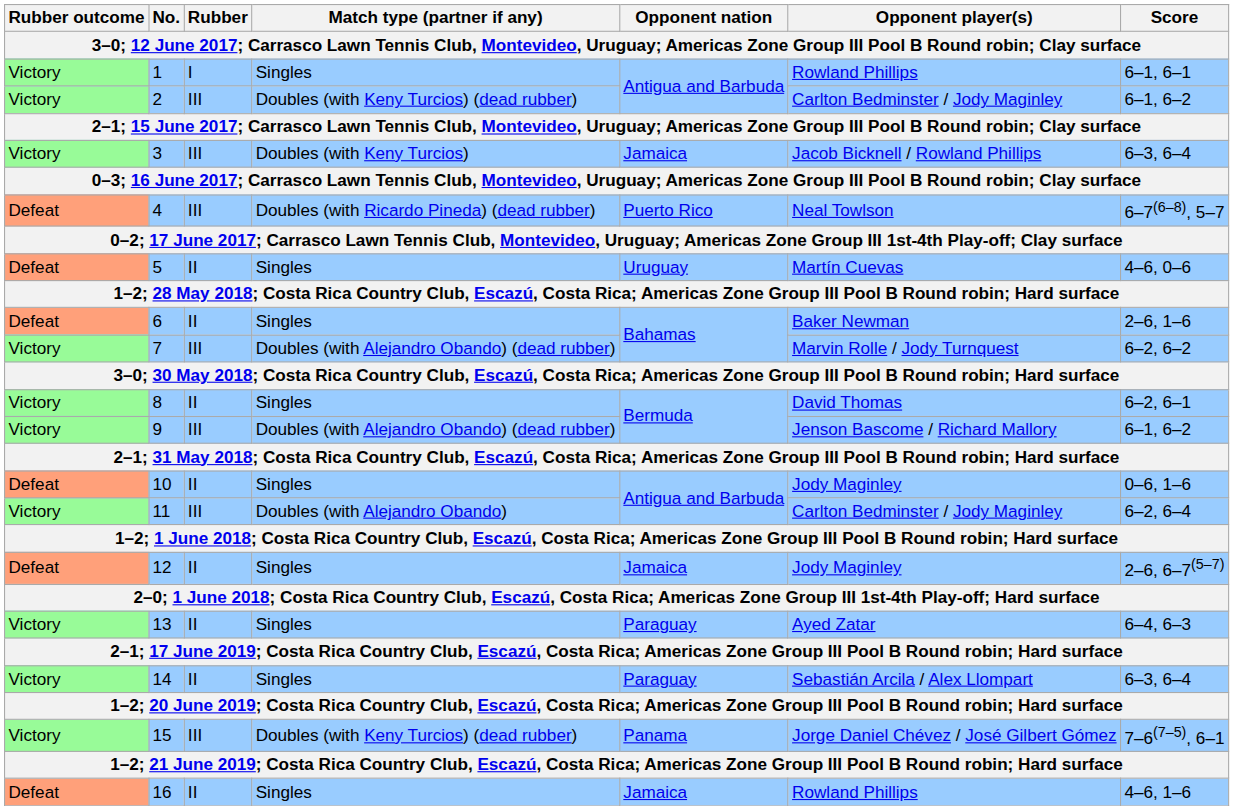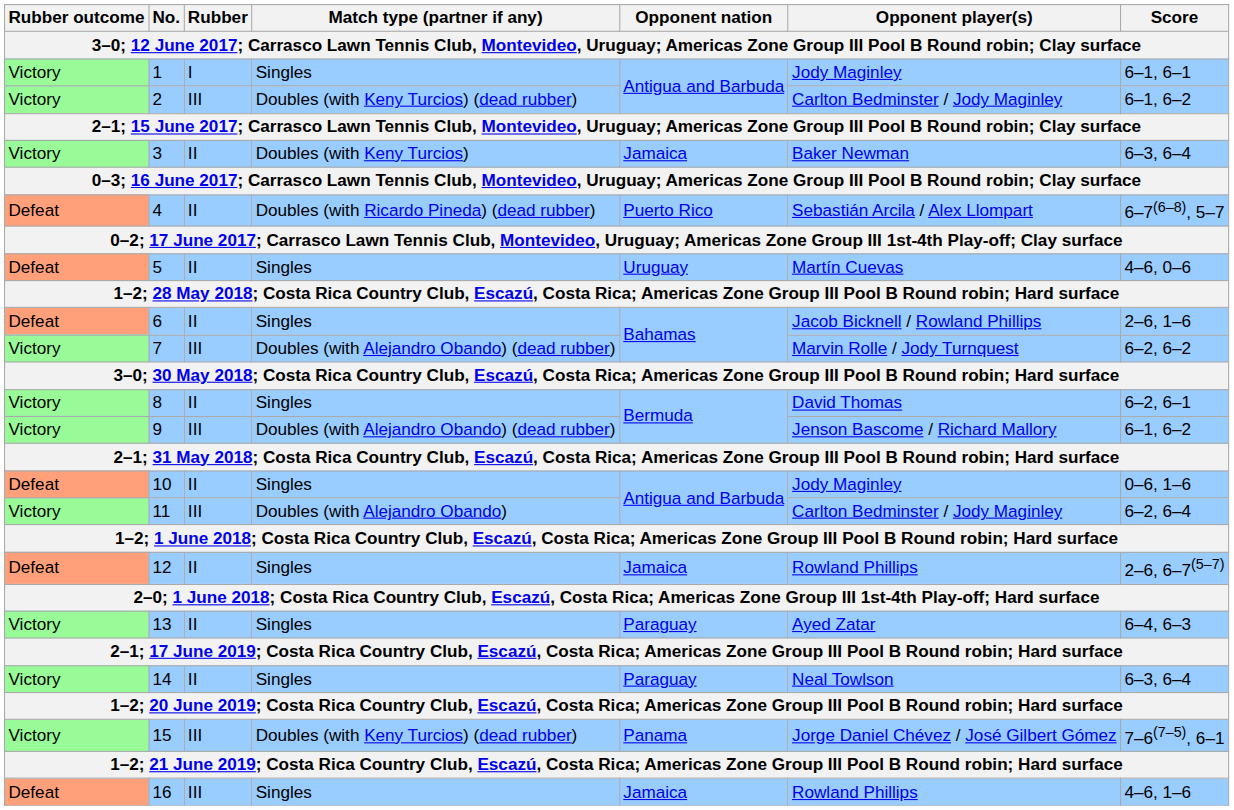(855, 72) Rowland Phillips -> (847, 72) Jody Maginley
(195, 153) III -> (193, 153) II
(917, 153) Jacob Bicknell / Rowland Phillips -> (851, 153) Baker Newman
(195, 210) III -> (193, 210) II
(843, 210) Neal Towlson -> (912, 210) Sebastián Arcila / Alex Llompart
(851, 321) Baker Newman -> (917, 321) Jacob Bicknell / Rowland Phillips
(847, 568) Jody Maginley -> (855, 568) Rowland Phillips
(912, 678) Sebastián Arcila / Alex Llompart -> (843, 678) Neal Towlson
(193, 792) II -> (195, 792) III
